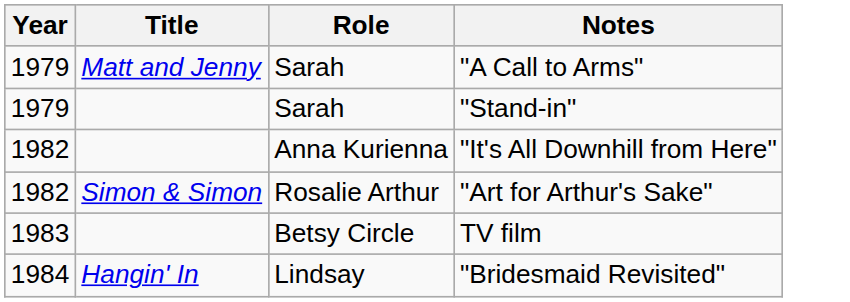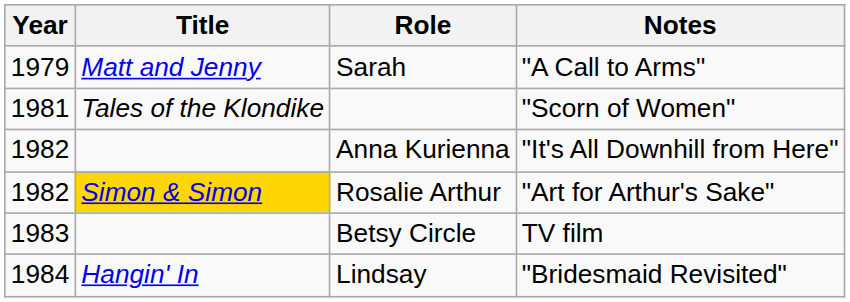- row: (518, 108)
+ row: (629, 108)
(172, 191) no background -> (172, 191) gold background
